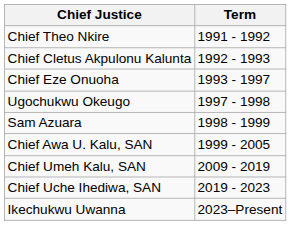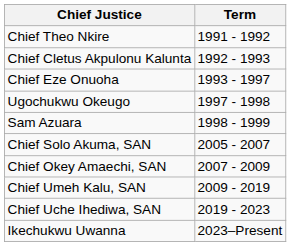- row: (80, 144)
+ row: (79, 144)
+ row: (87, 166)
